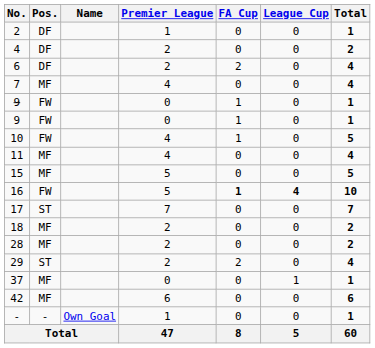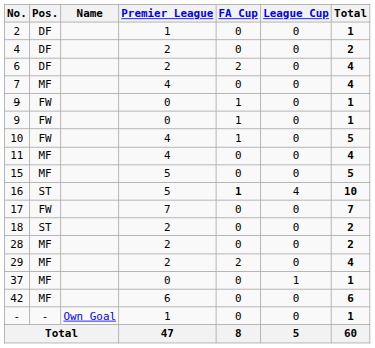(45, 191) FW -> (45, 191) ST
(296, 191) bold -> (296, 191) normal
(45, 209) ST -> (45, 209) FW
(45, 227) MF -> (45, 227) ST
(45, 262) ST -> (45, 262) MF
